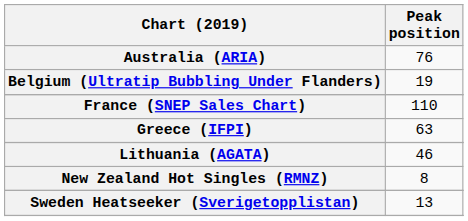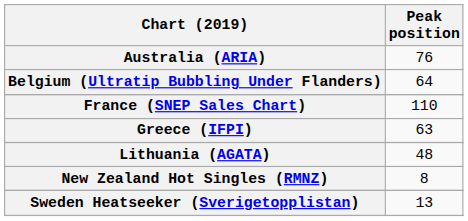(424, 82) 19 -> (424, 82) 64
(424, 155) 46 -> (424, 155) 48
